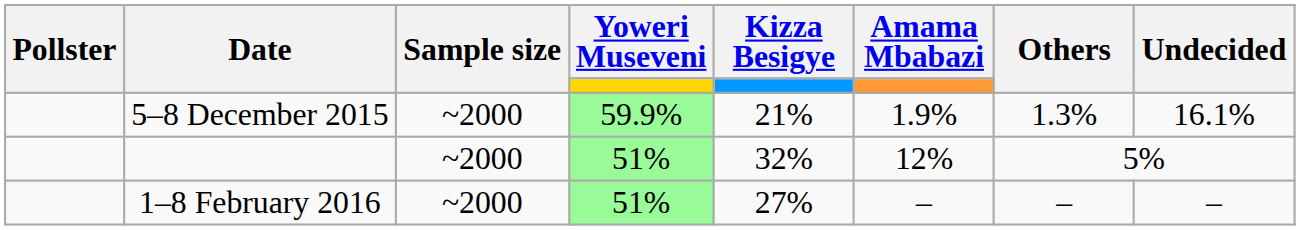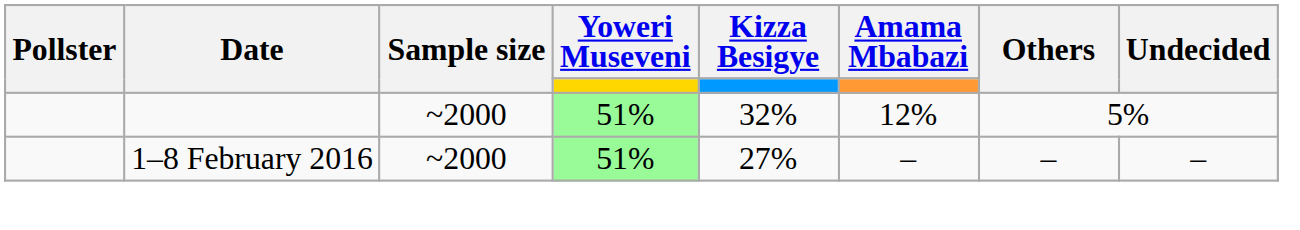- row: (260, 114)
